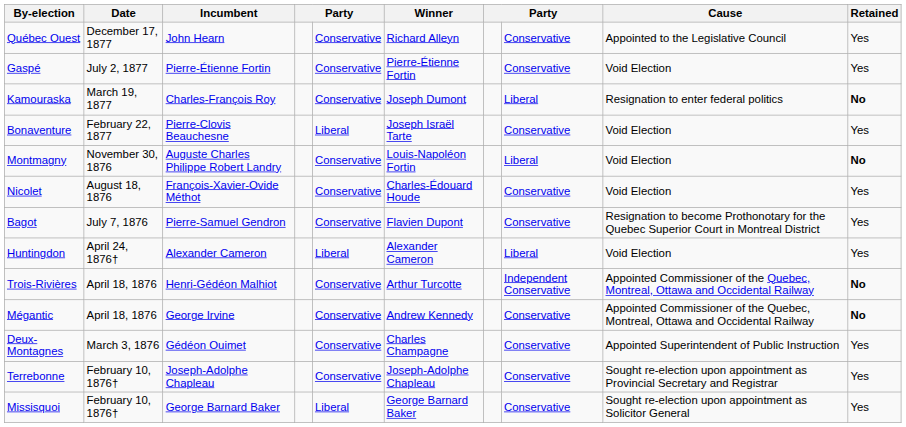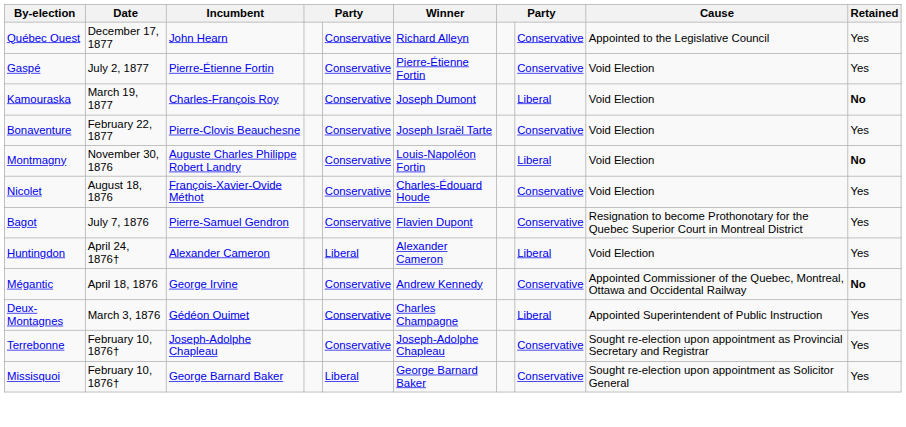(694, 99) Resignation to enter federal politics -> (622, 99) Void Election
(332, 130) Liberal -> (358, 130) Conservative
- row: (42, 284)
(537, 345) Conservative -> (534, 315) Liberal
